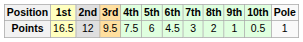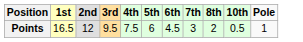- column: (234, 12)
